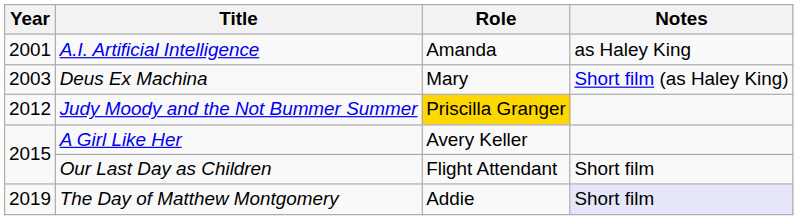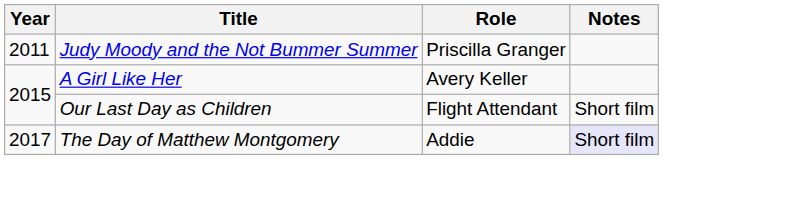- row: (160, 49)
- row: (134, 79)
(30, 109) 2012 -> (29, 49) 2011
(496, 109) gold background -> (496, 49) no background
(30, 199) 2019 -> (30, 139) 2017
